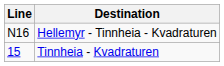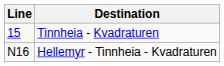rows swapped: (98, 52) <-> (127, 33)
